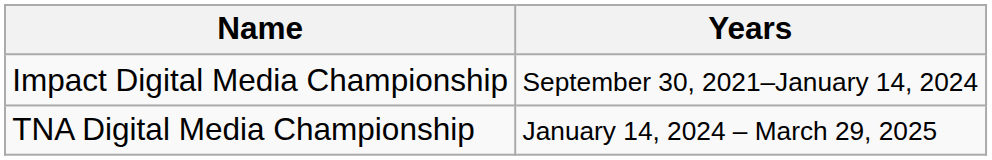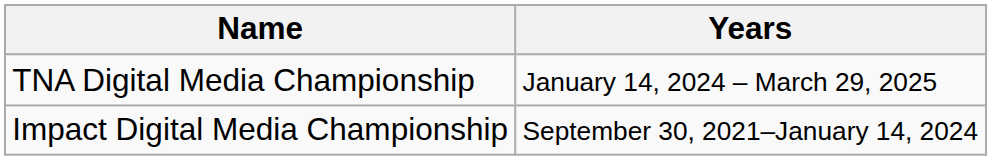rows swapped: (260, 79) <-> (244, 129)
